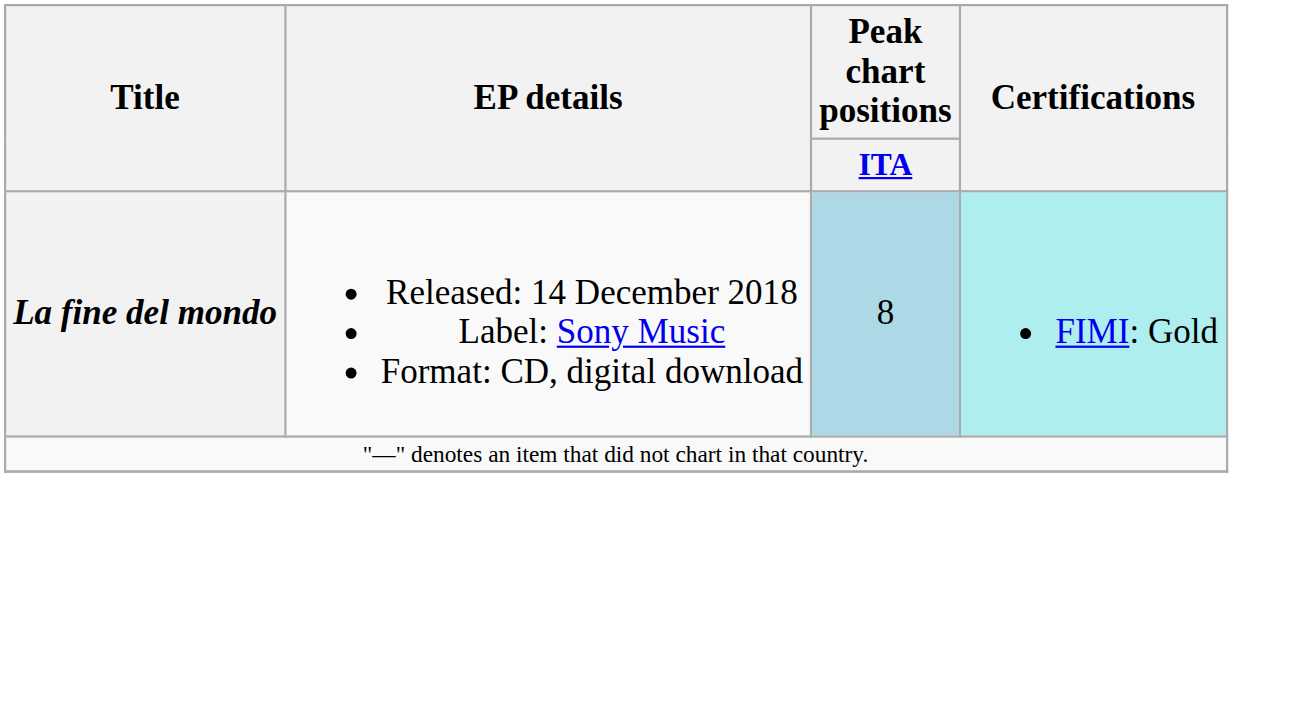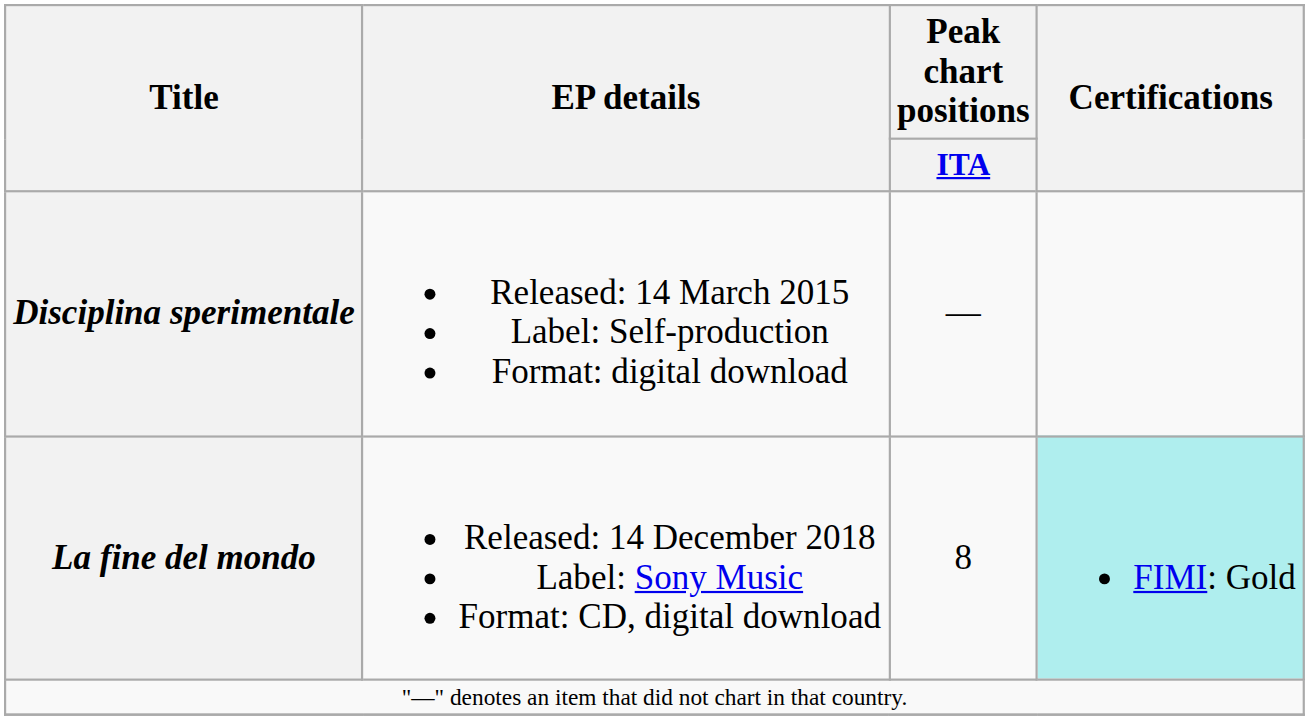+ row: (184, 312)
(885, 312) lightblue background -> (963, 556) no background
